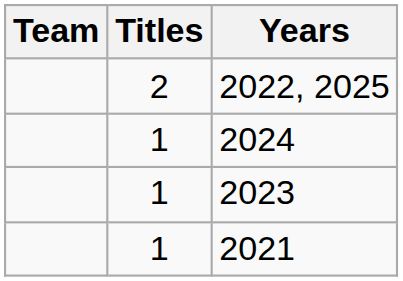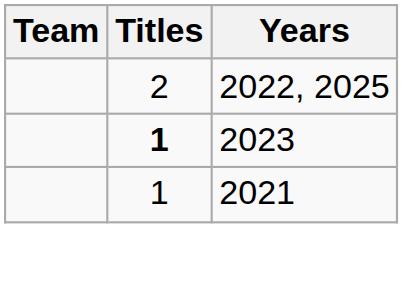- row: (257, 139)
(159, 193) normal -> (159, 139) bold
